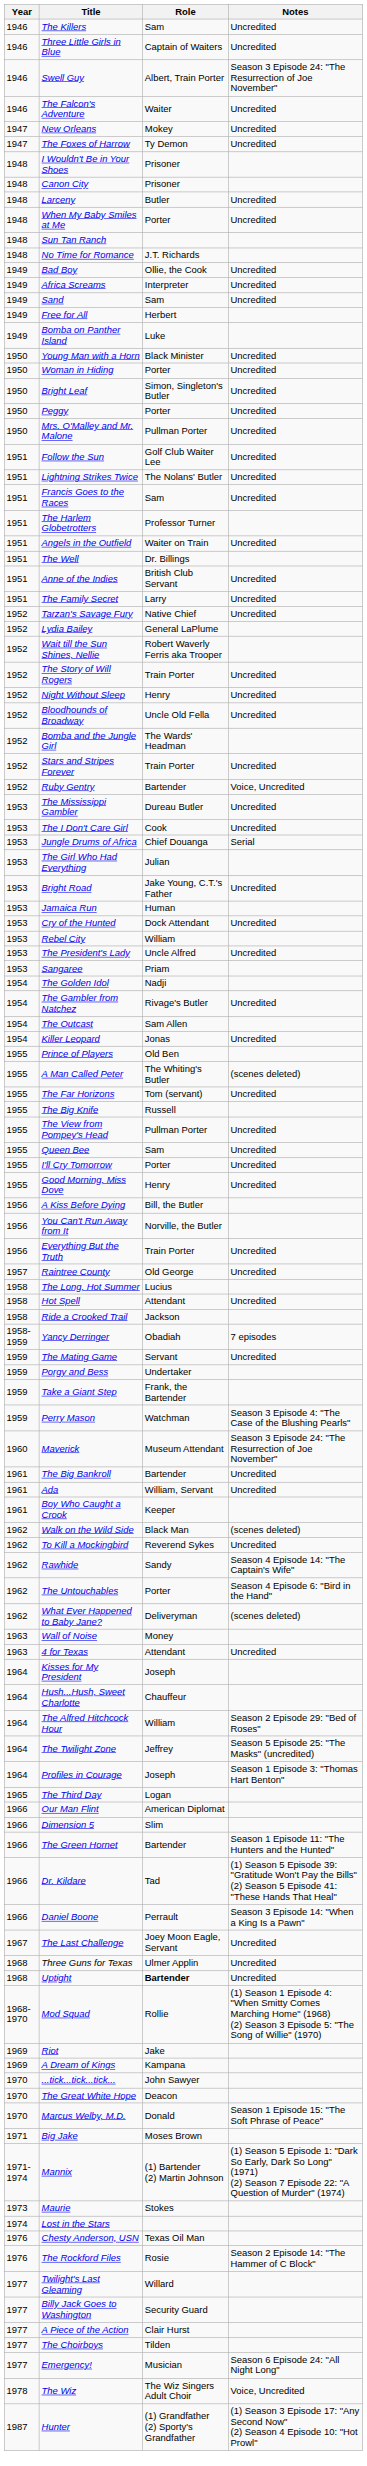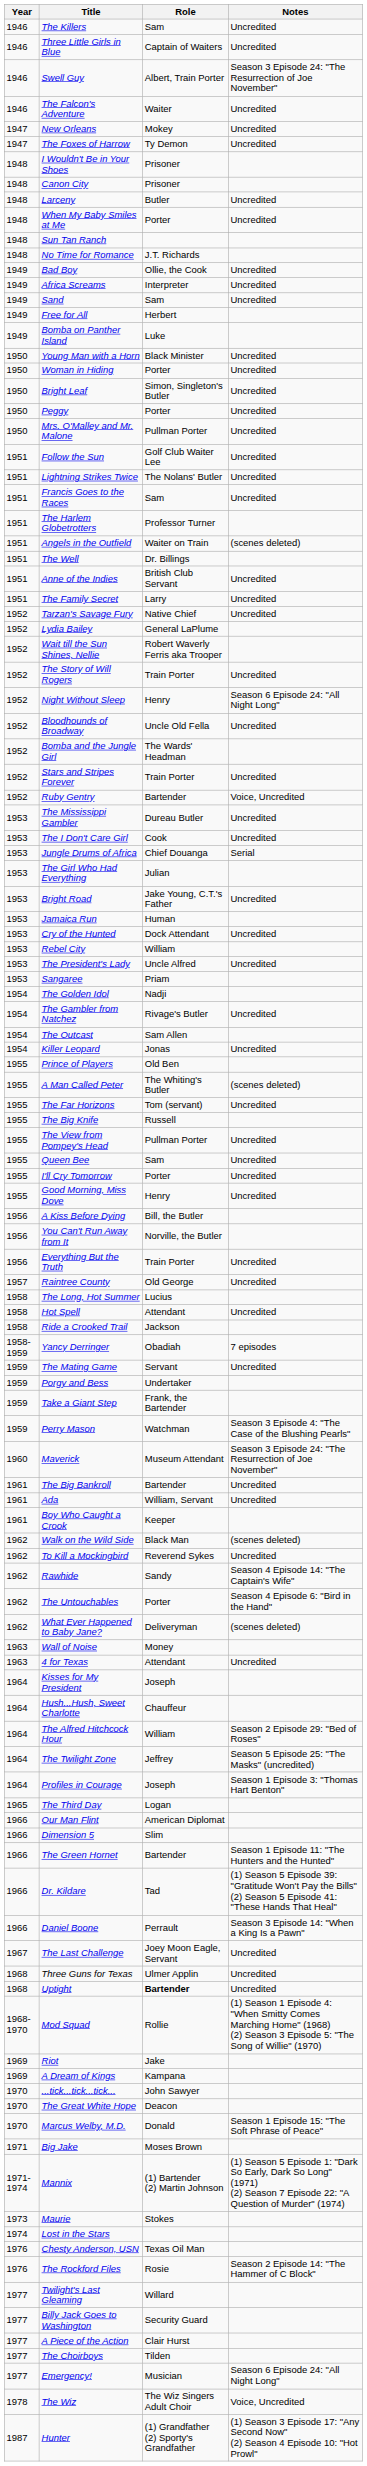(253, 543) Uncredited -> (265, 543) (scenes deleted)
(253, 695) Uncredited -> (285, 700) Season 6 Episode 24: "All Night Long"
